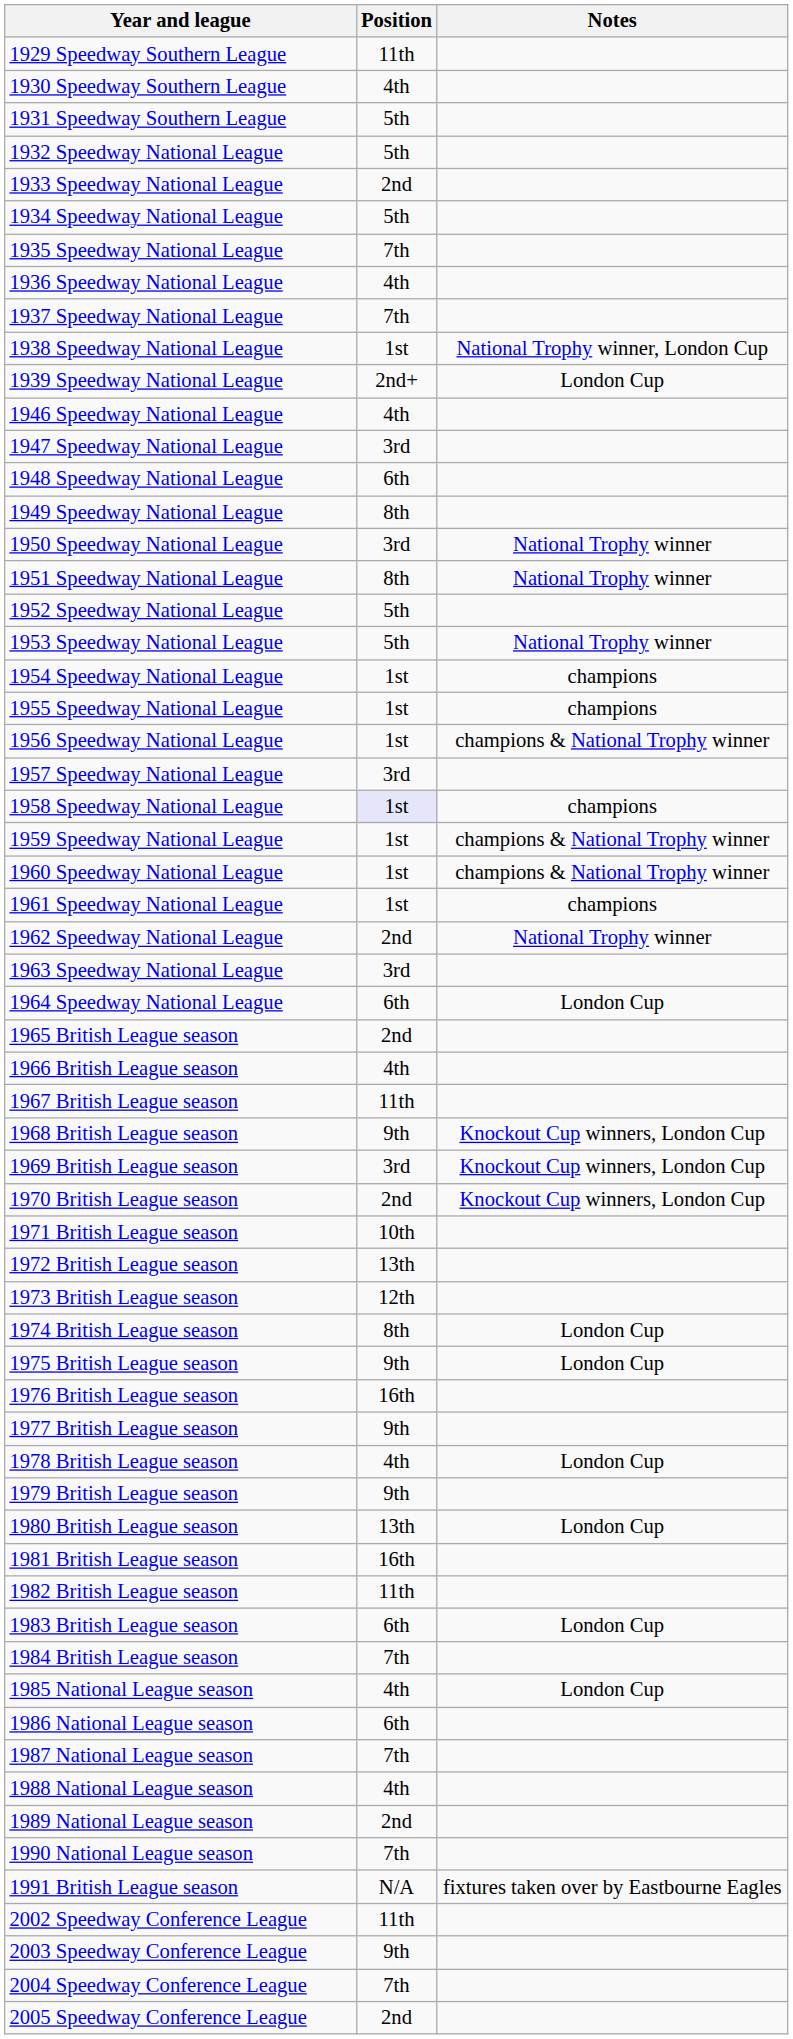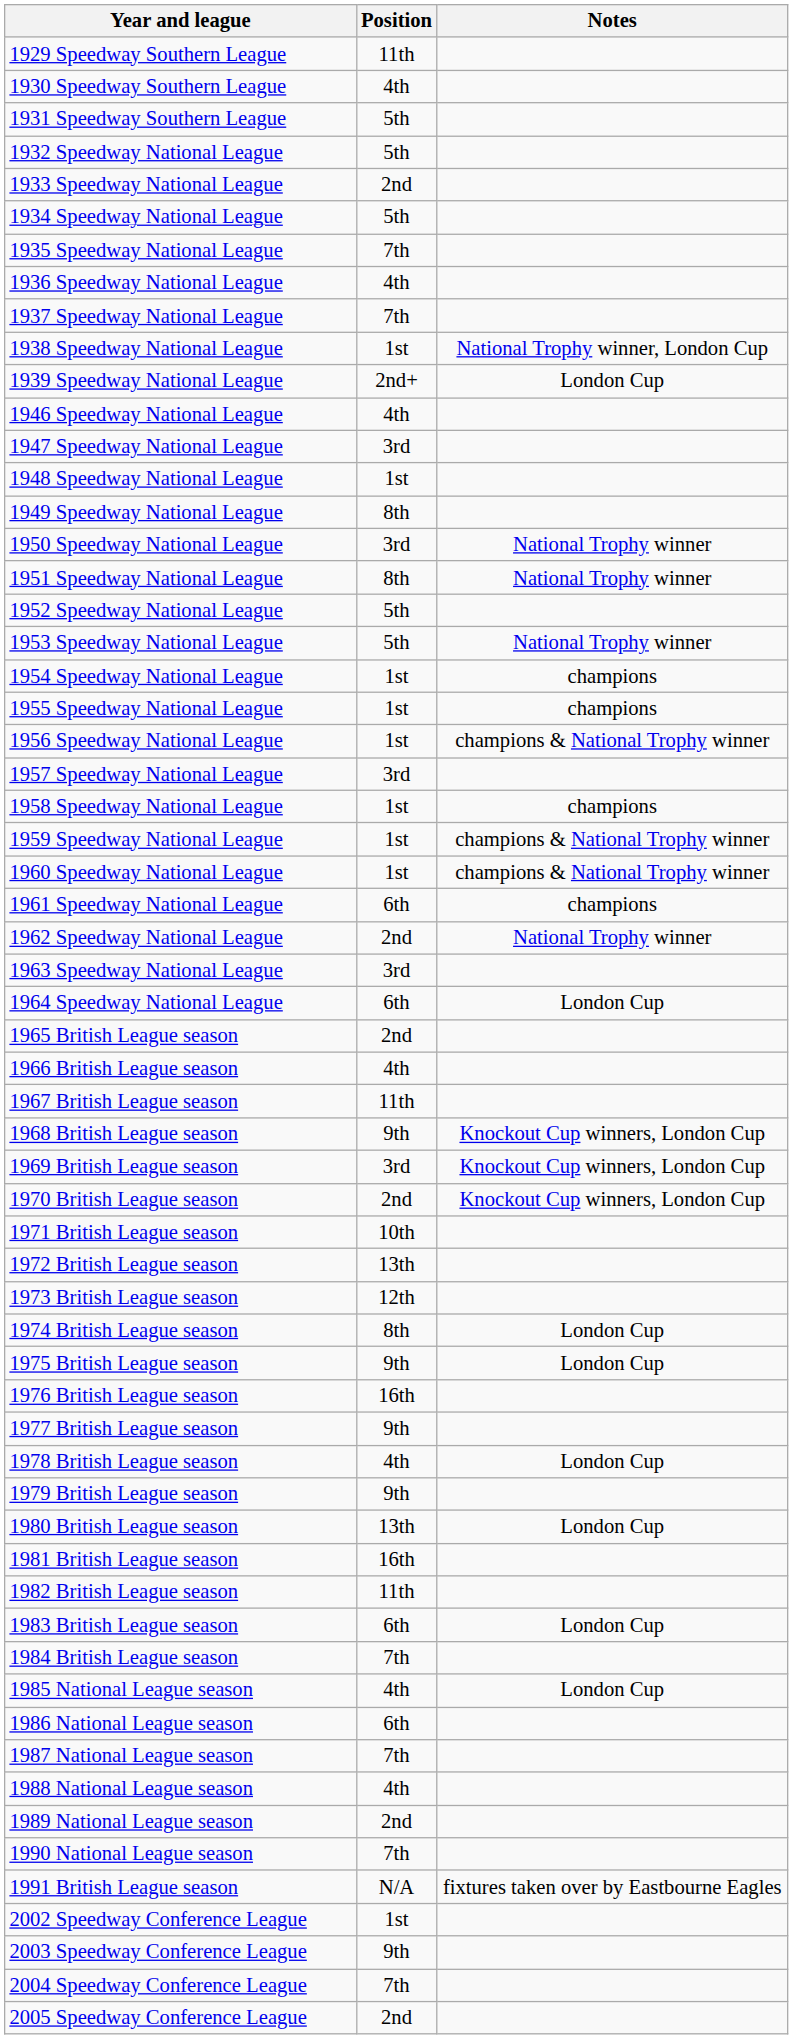(396, 479) 6th -> (396, 479) 1st
(396, 806) lavender background -> (396, 806) no background
(396, 904) 1st -> (396, 904) 6th
(396, 1919) 11th -> (396, 1919) 1st
